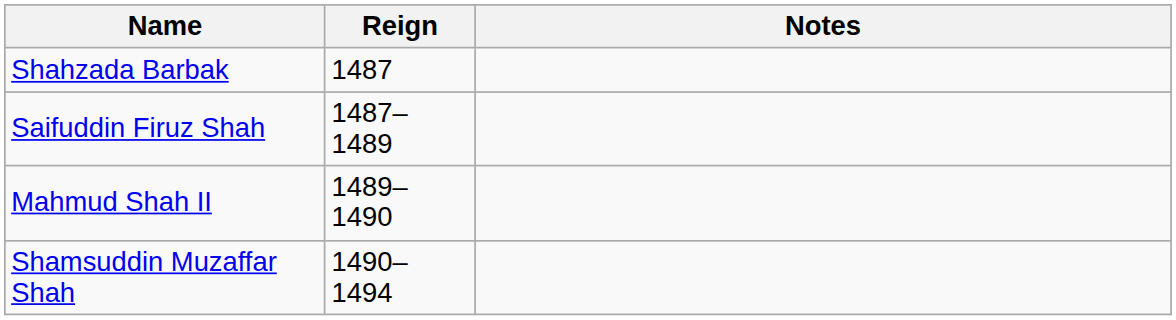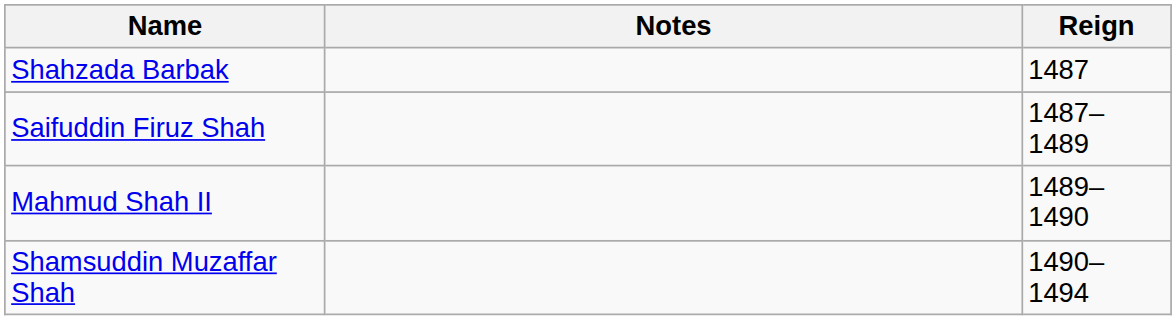columns swapped: (400, 26) <-> (823, 26)
